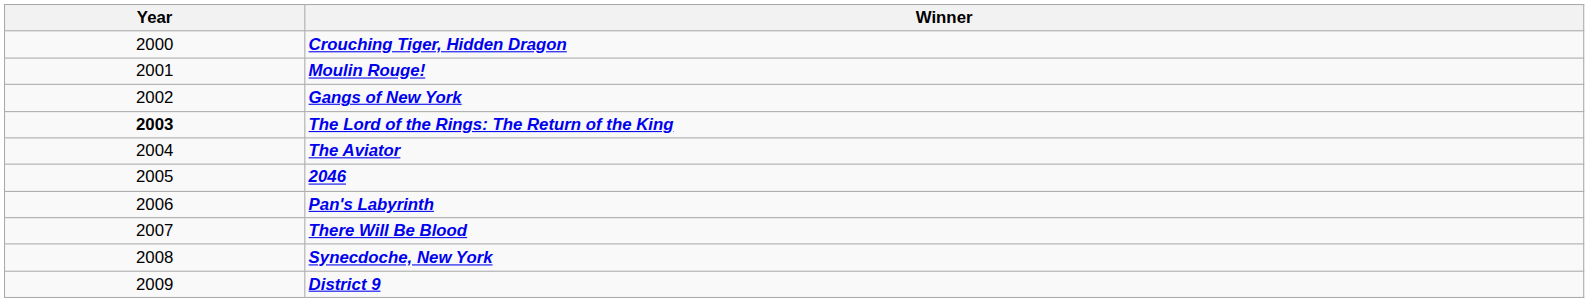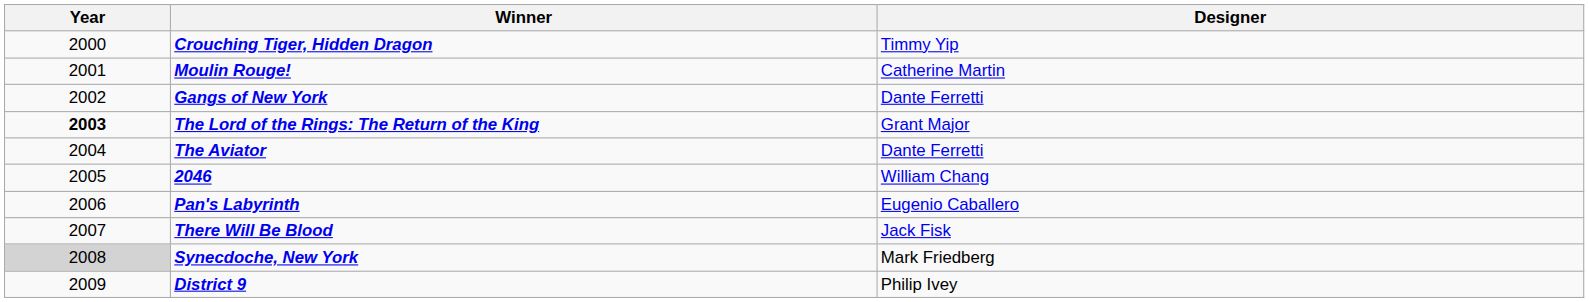+ column: (1230, 17)
(155, 257) no background -> (87, 257) lightgrey background
